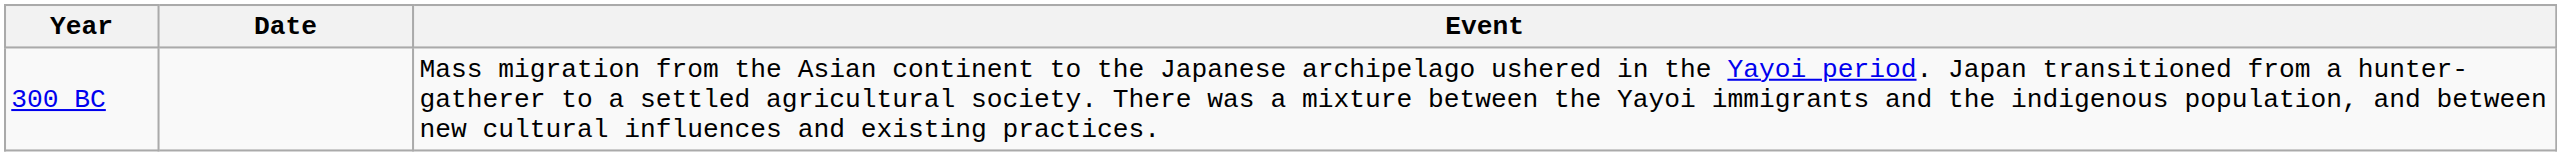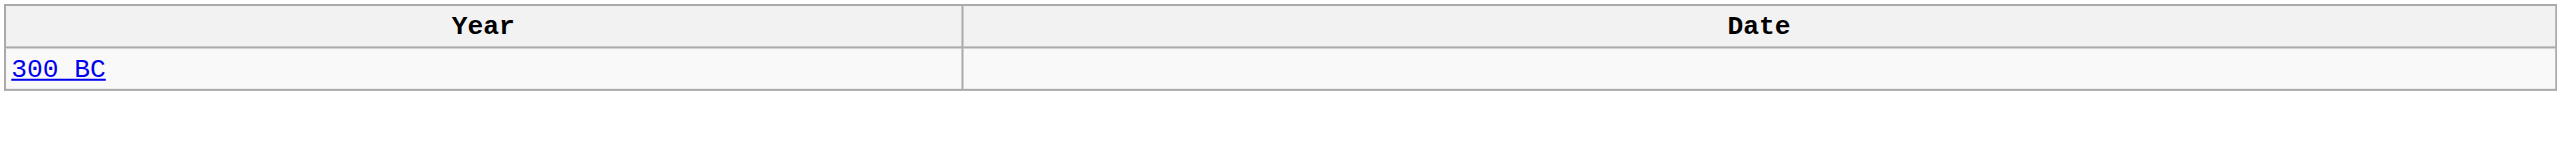- column: (1485, 26)
